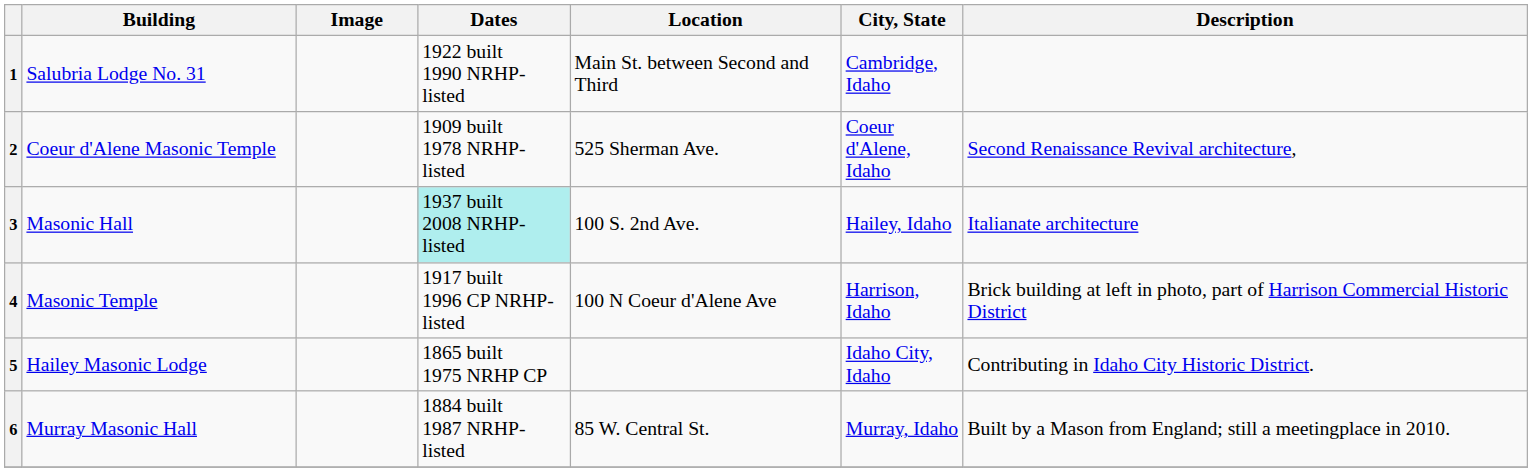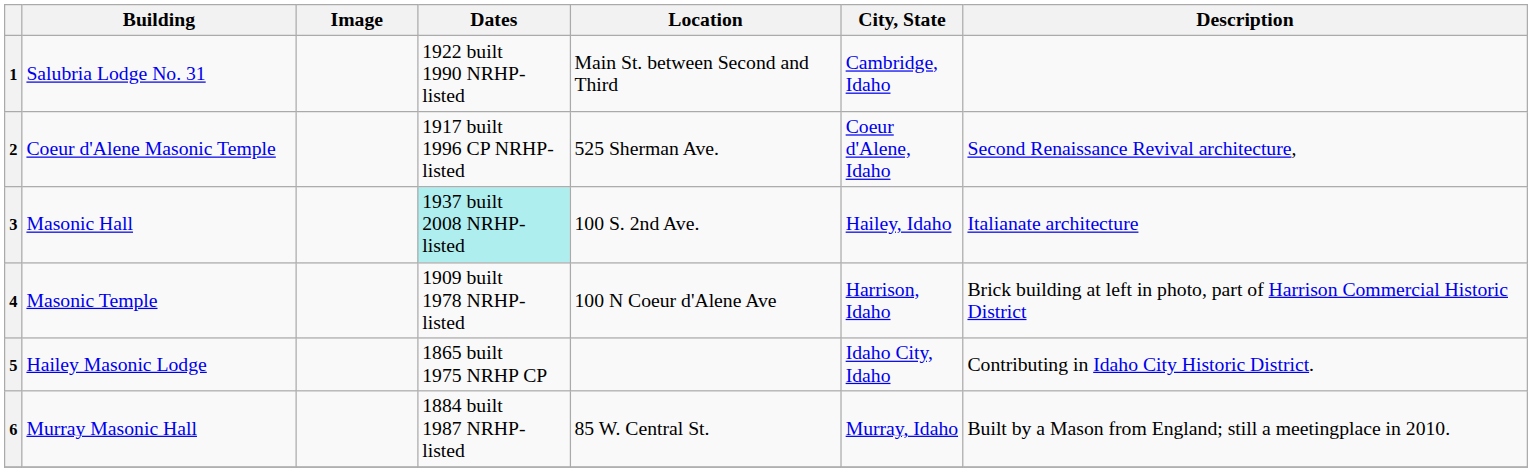(474, 148) 1909 built 1978 NRHP-listed -> (488, 148) 1917 built 1996 CP NRHP-listed
(488, 299) 1917 built 1996 CP NRHP-listed -> (474, 299) 1909 built 1978 NRHP-listed
